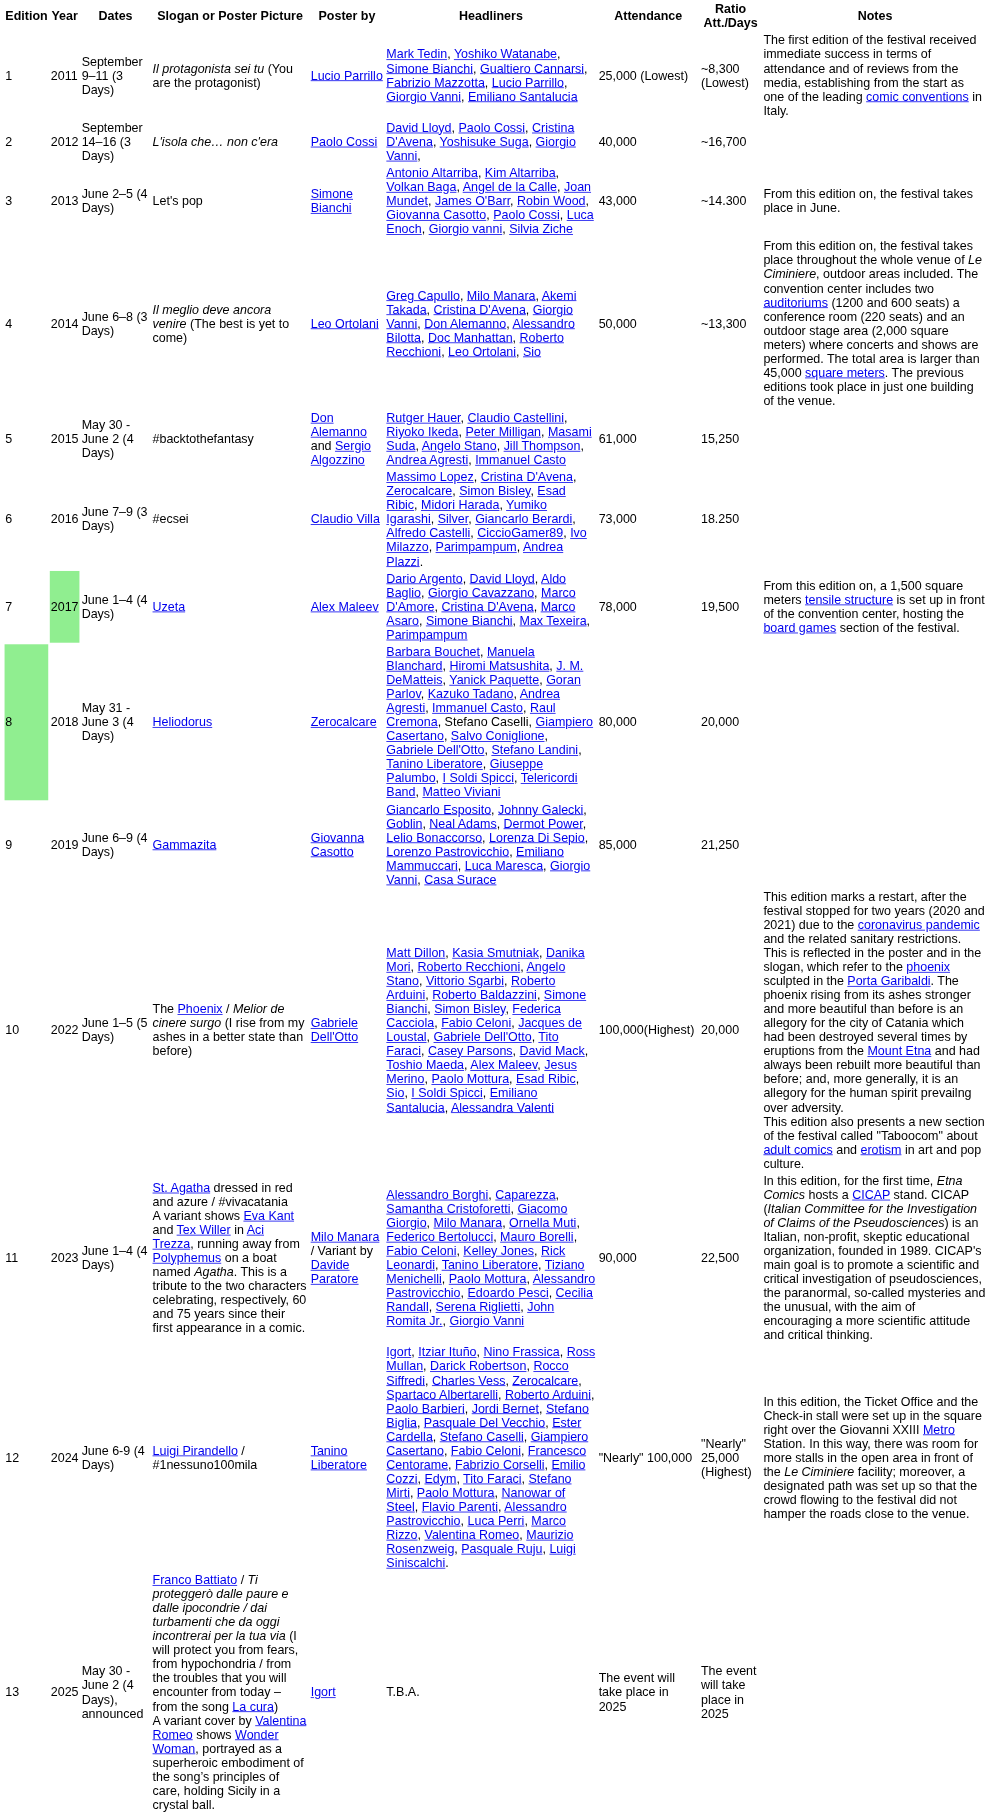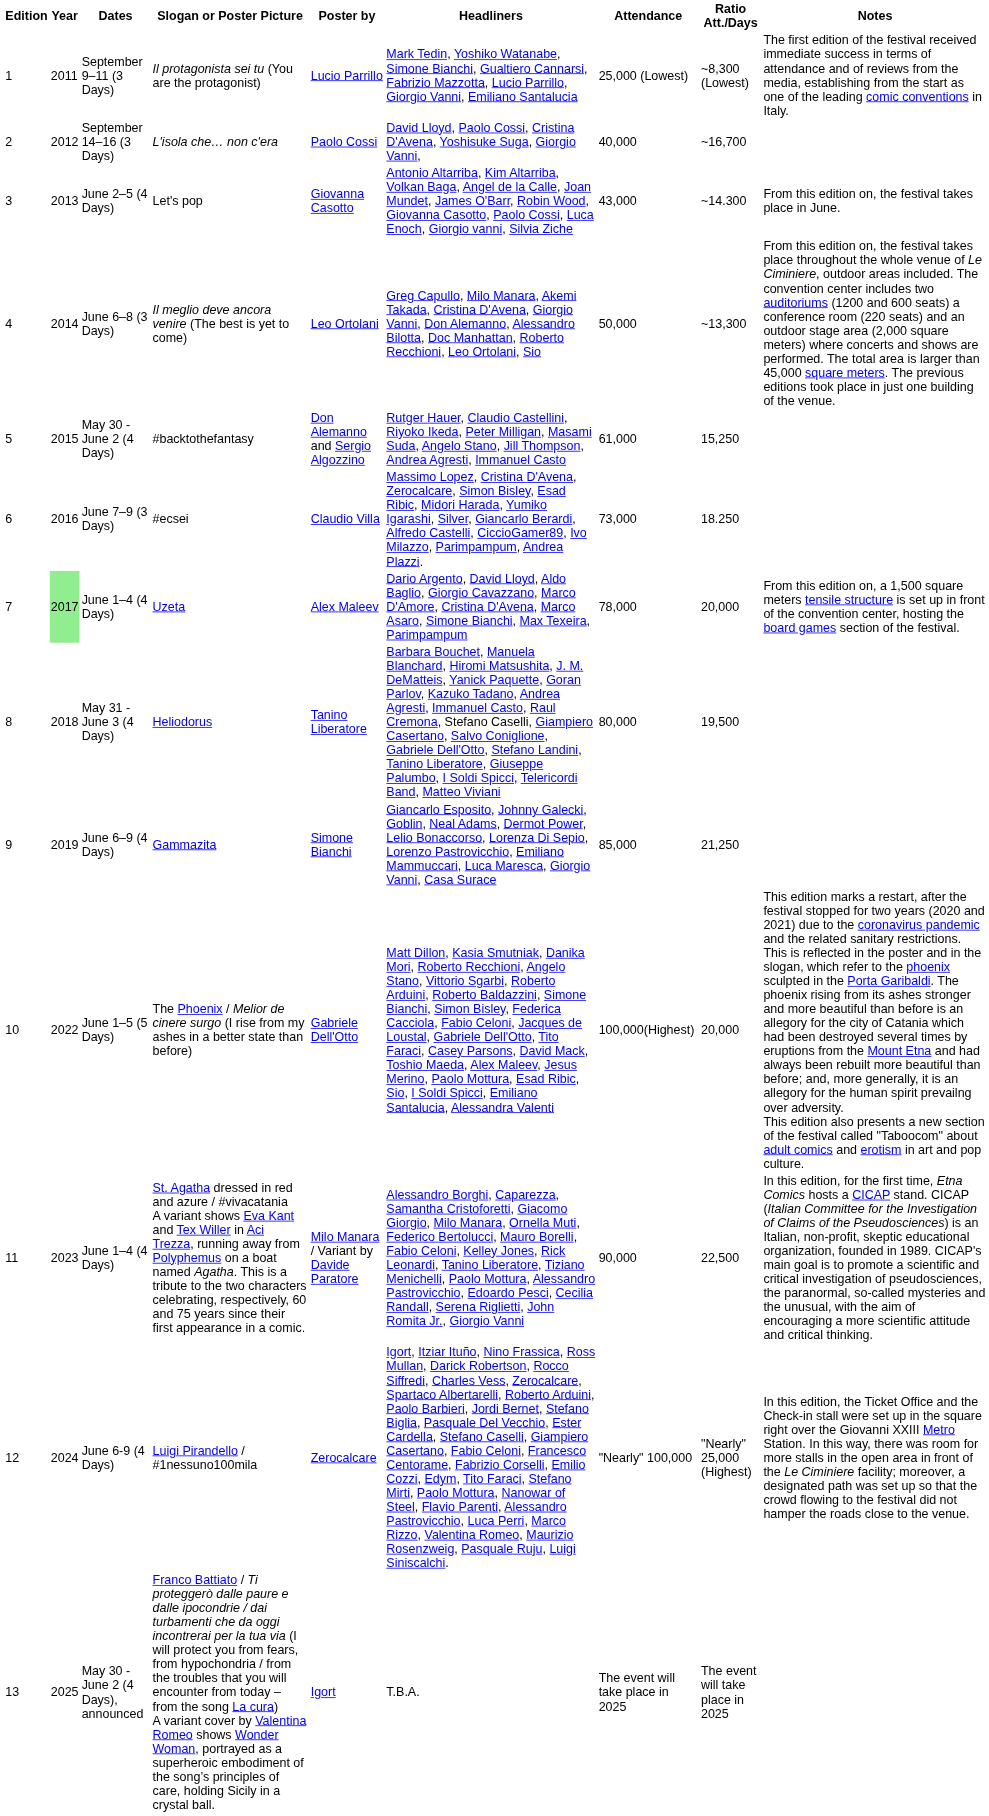(332, 201) Simone Bianchi -> (337, 201) Giovanna Casotto
(720, 606) 19,500 -> (720, 606) 20,000
(9, 722) lightgreen background -> (9, 722) no background
(344, 722) Zerocalcare -> (339, 722) Tanino Liberatore
(720, 722) 20,000 -> (720, 722) 19,500
(337, 844) Giovanna Casotto -> (332, 844) Simone Bianchi
(339, 1457) Tanino Liberatore -> (344, 1457) Zerocalcare
